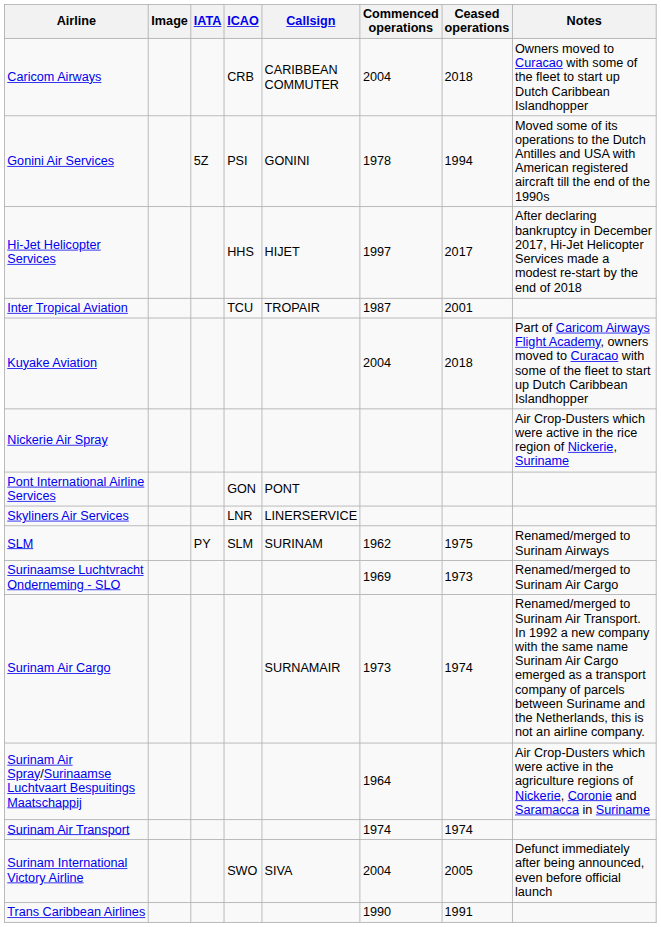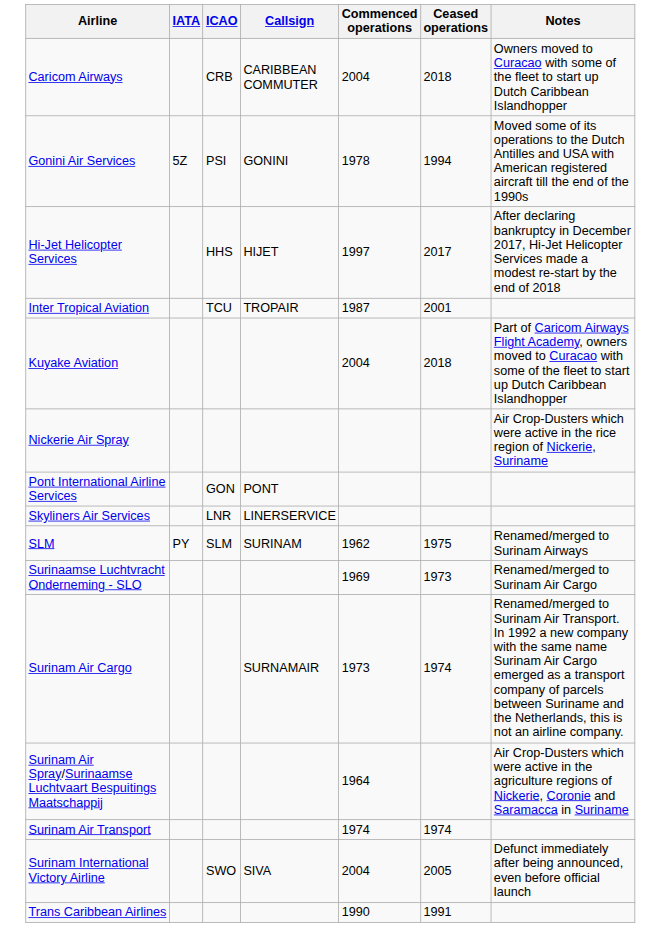- column: (170, 21)
